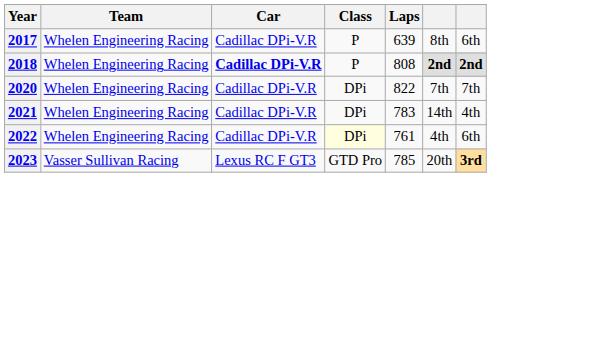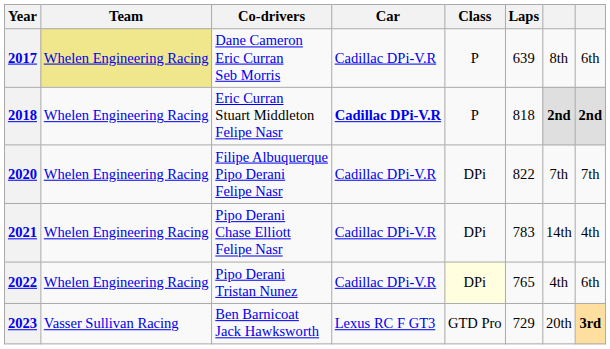+ column: (272, 16)
(126, 40) no background -> (126, 58) khaki background
(404, 64) 808 -> (524, 116) 818
(404, 136) 761 -> (524, 282) 765
(404, 160) 785 -> (524, 323) 729
